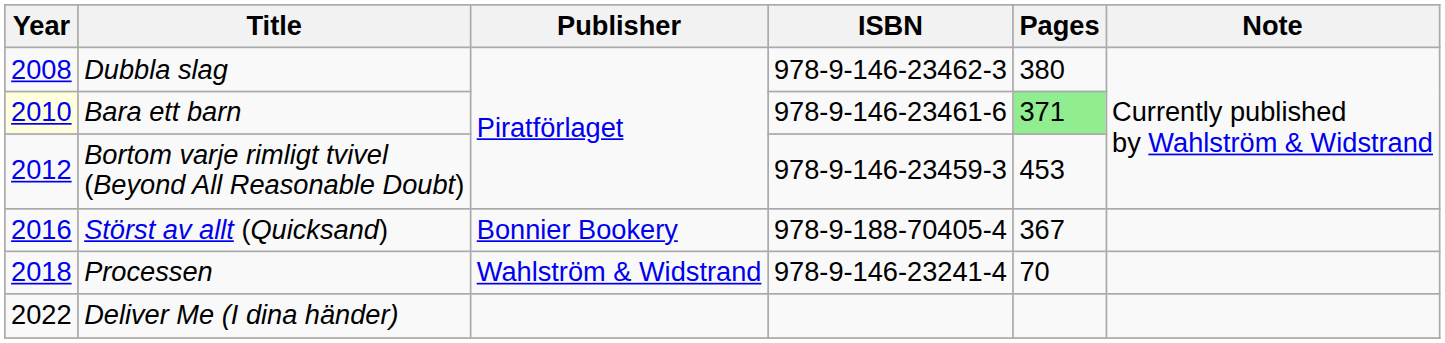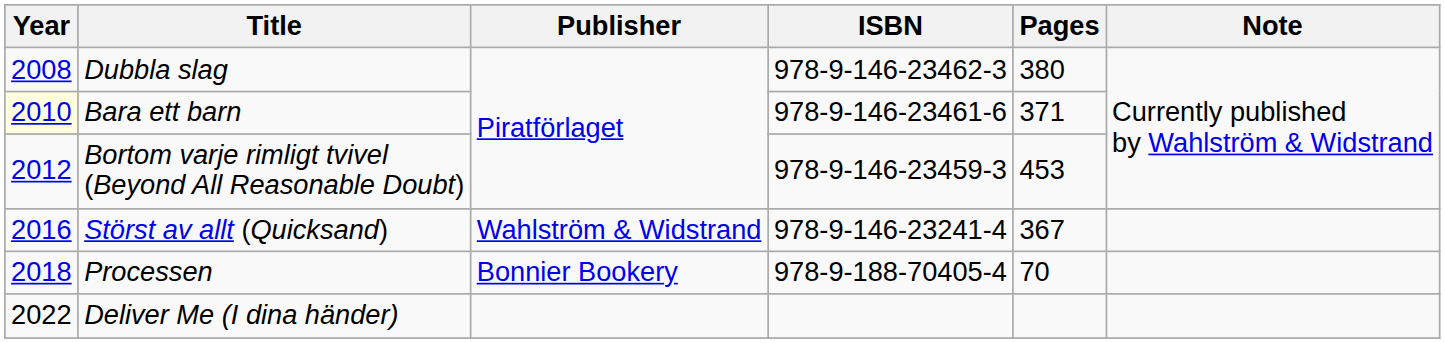(1042, 112) lightgreen background -> (1042, 112) no background
(577, 229) Bonnier Bookery -> (619, 229) Wahlström & Widstrand
(890, 229) 978-9-188-70405-4 -> (890, 229) 978-9-146-23241-4
(619, 272) Wahlström & Widstrand -> (577, 272) Bonnier Bookery
(890, 272) 978-9-146-23241-4 -> (890, 272) 978-9-188-70405-4
